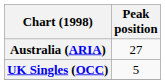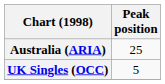(136, 49) 27 -> (136, 49) 25
